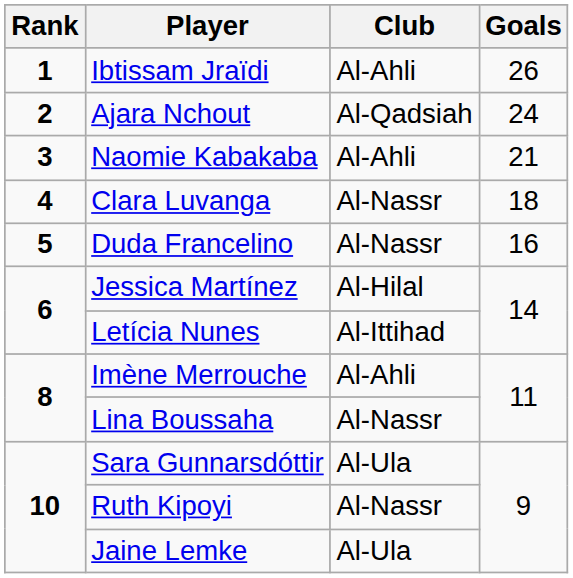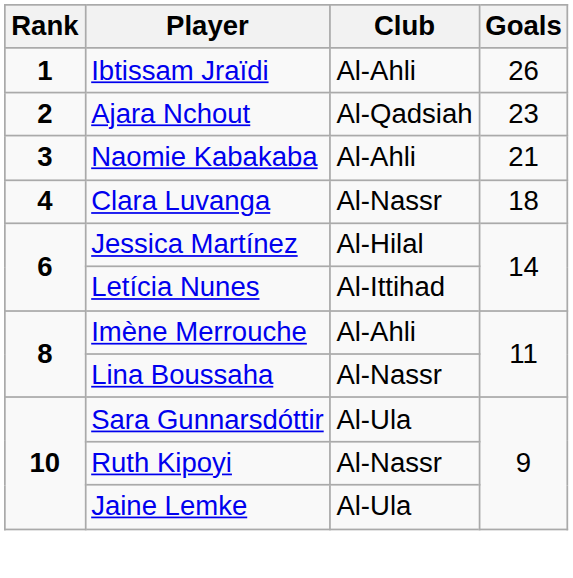(523, 113) 24 -> (523, 113) 23
- row: (192, 244)
